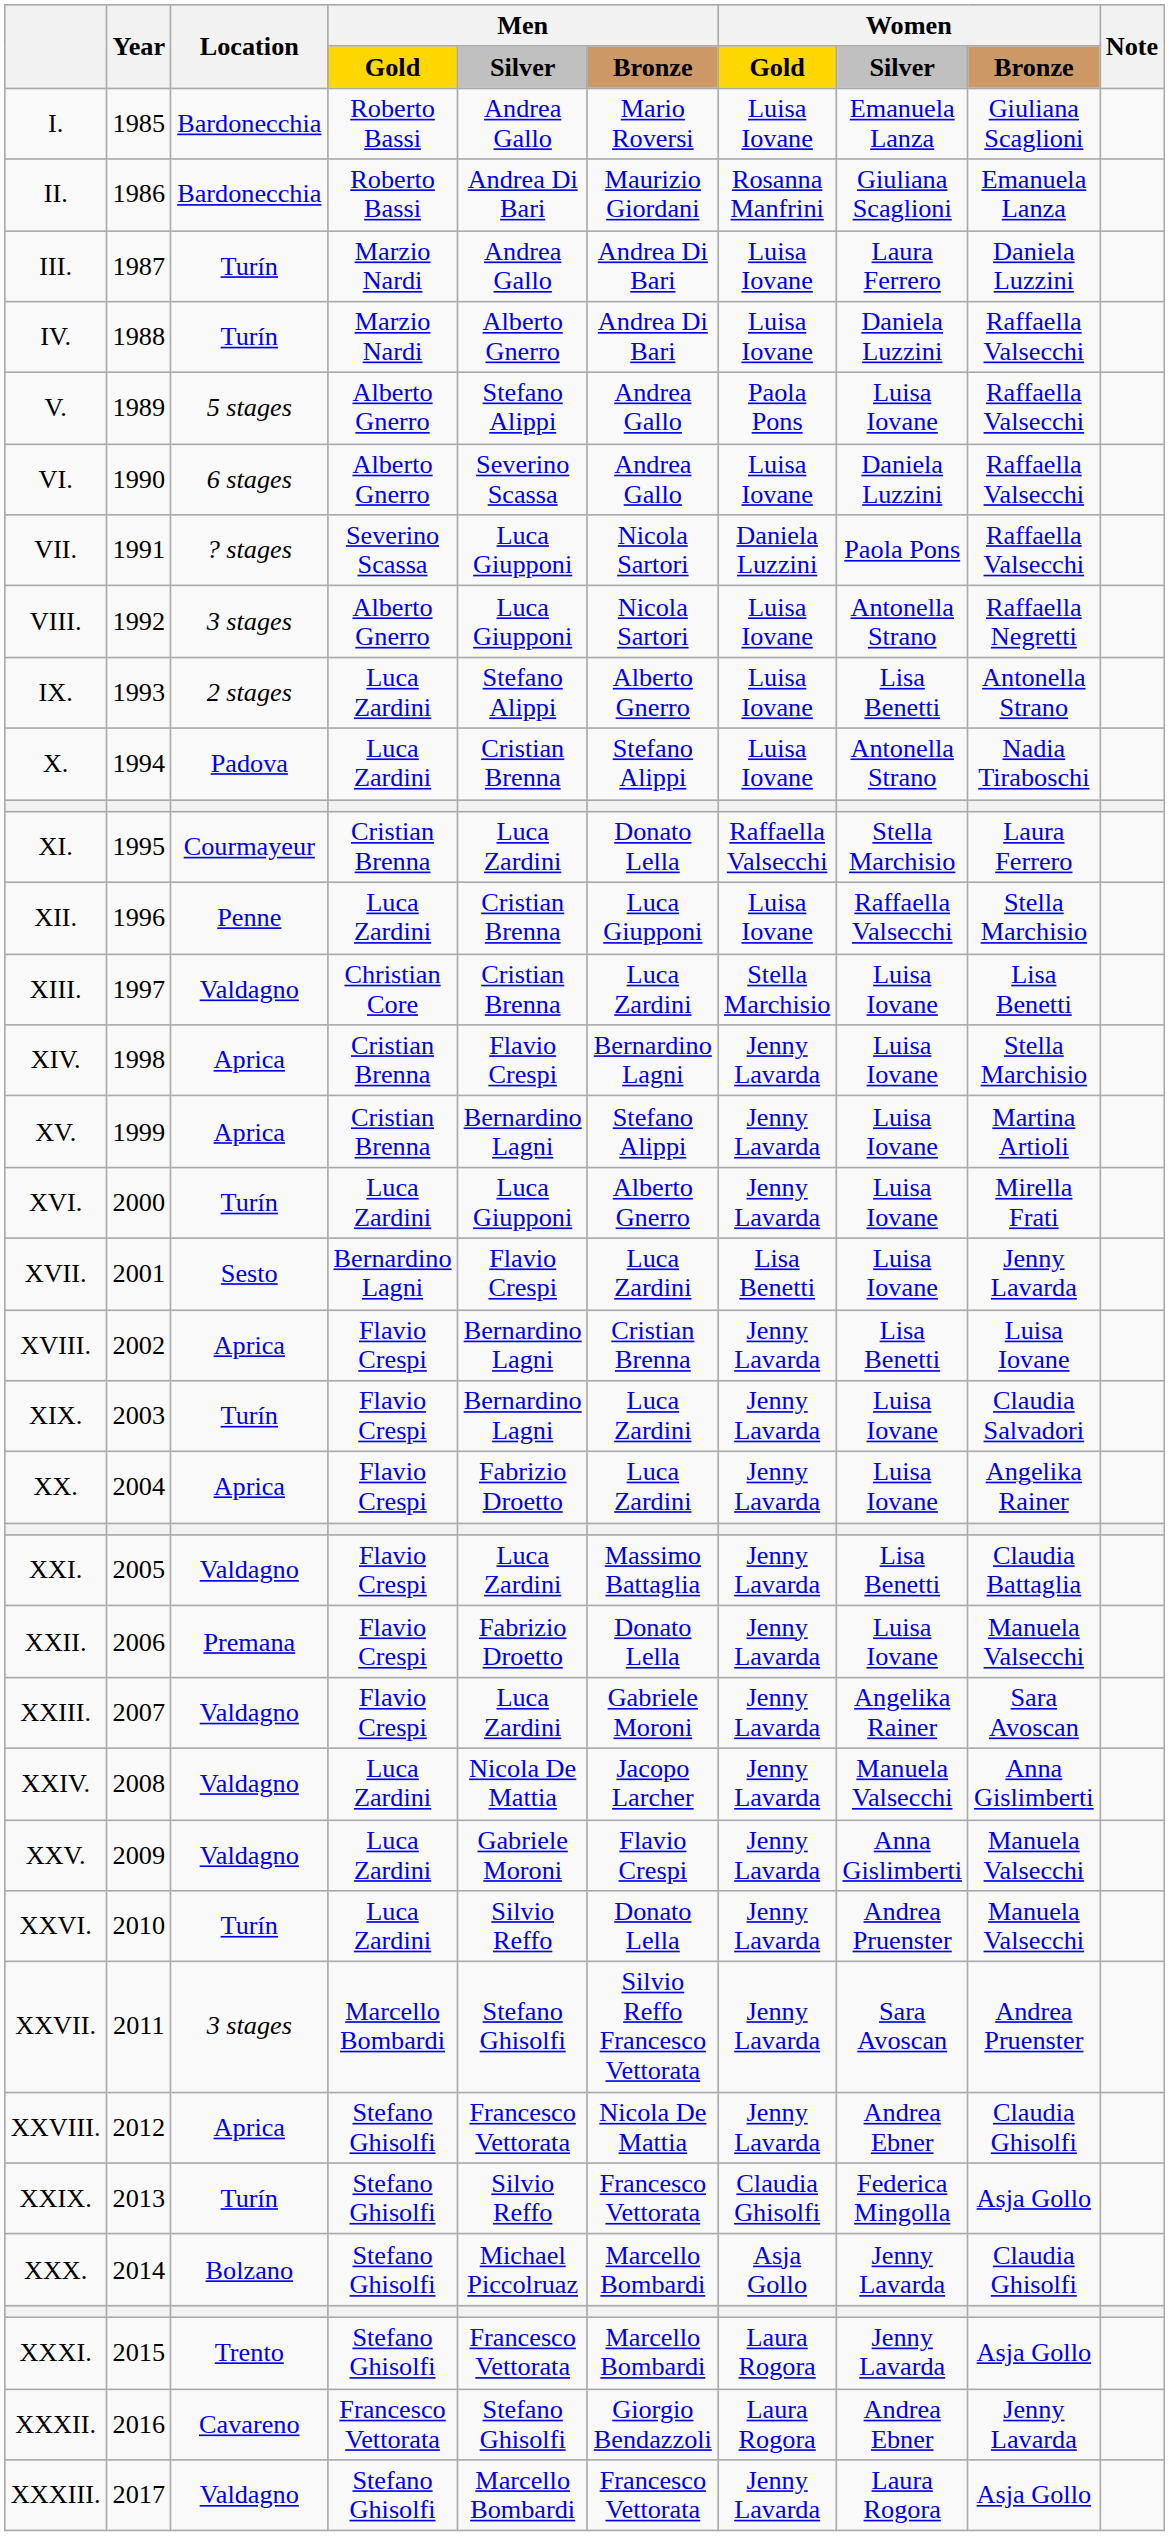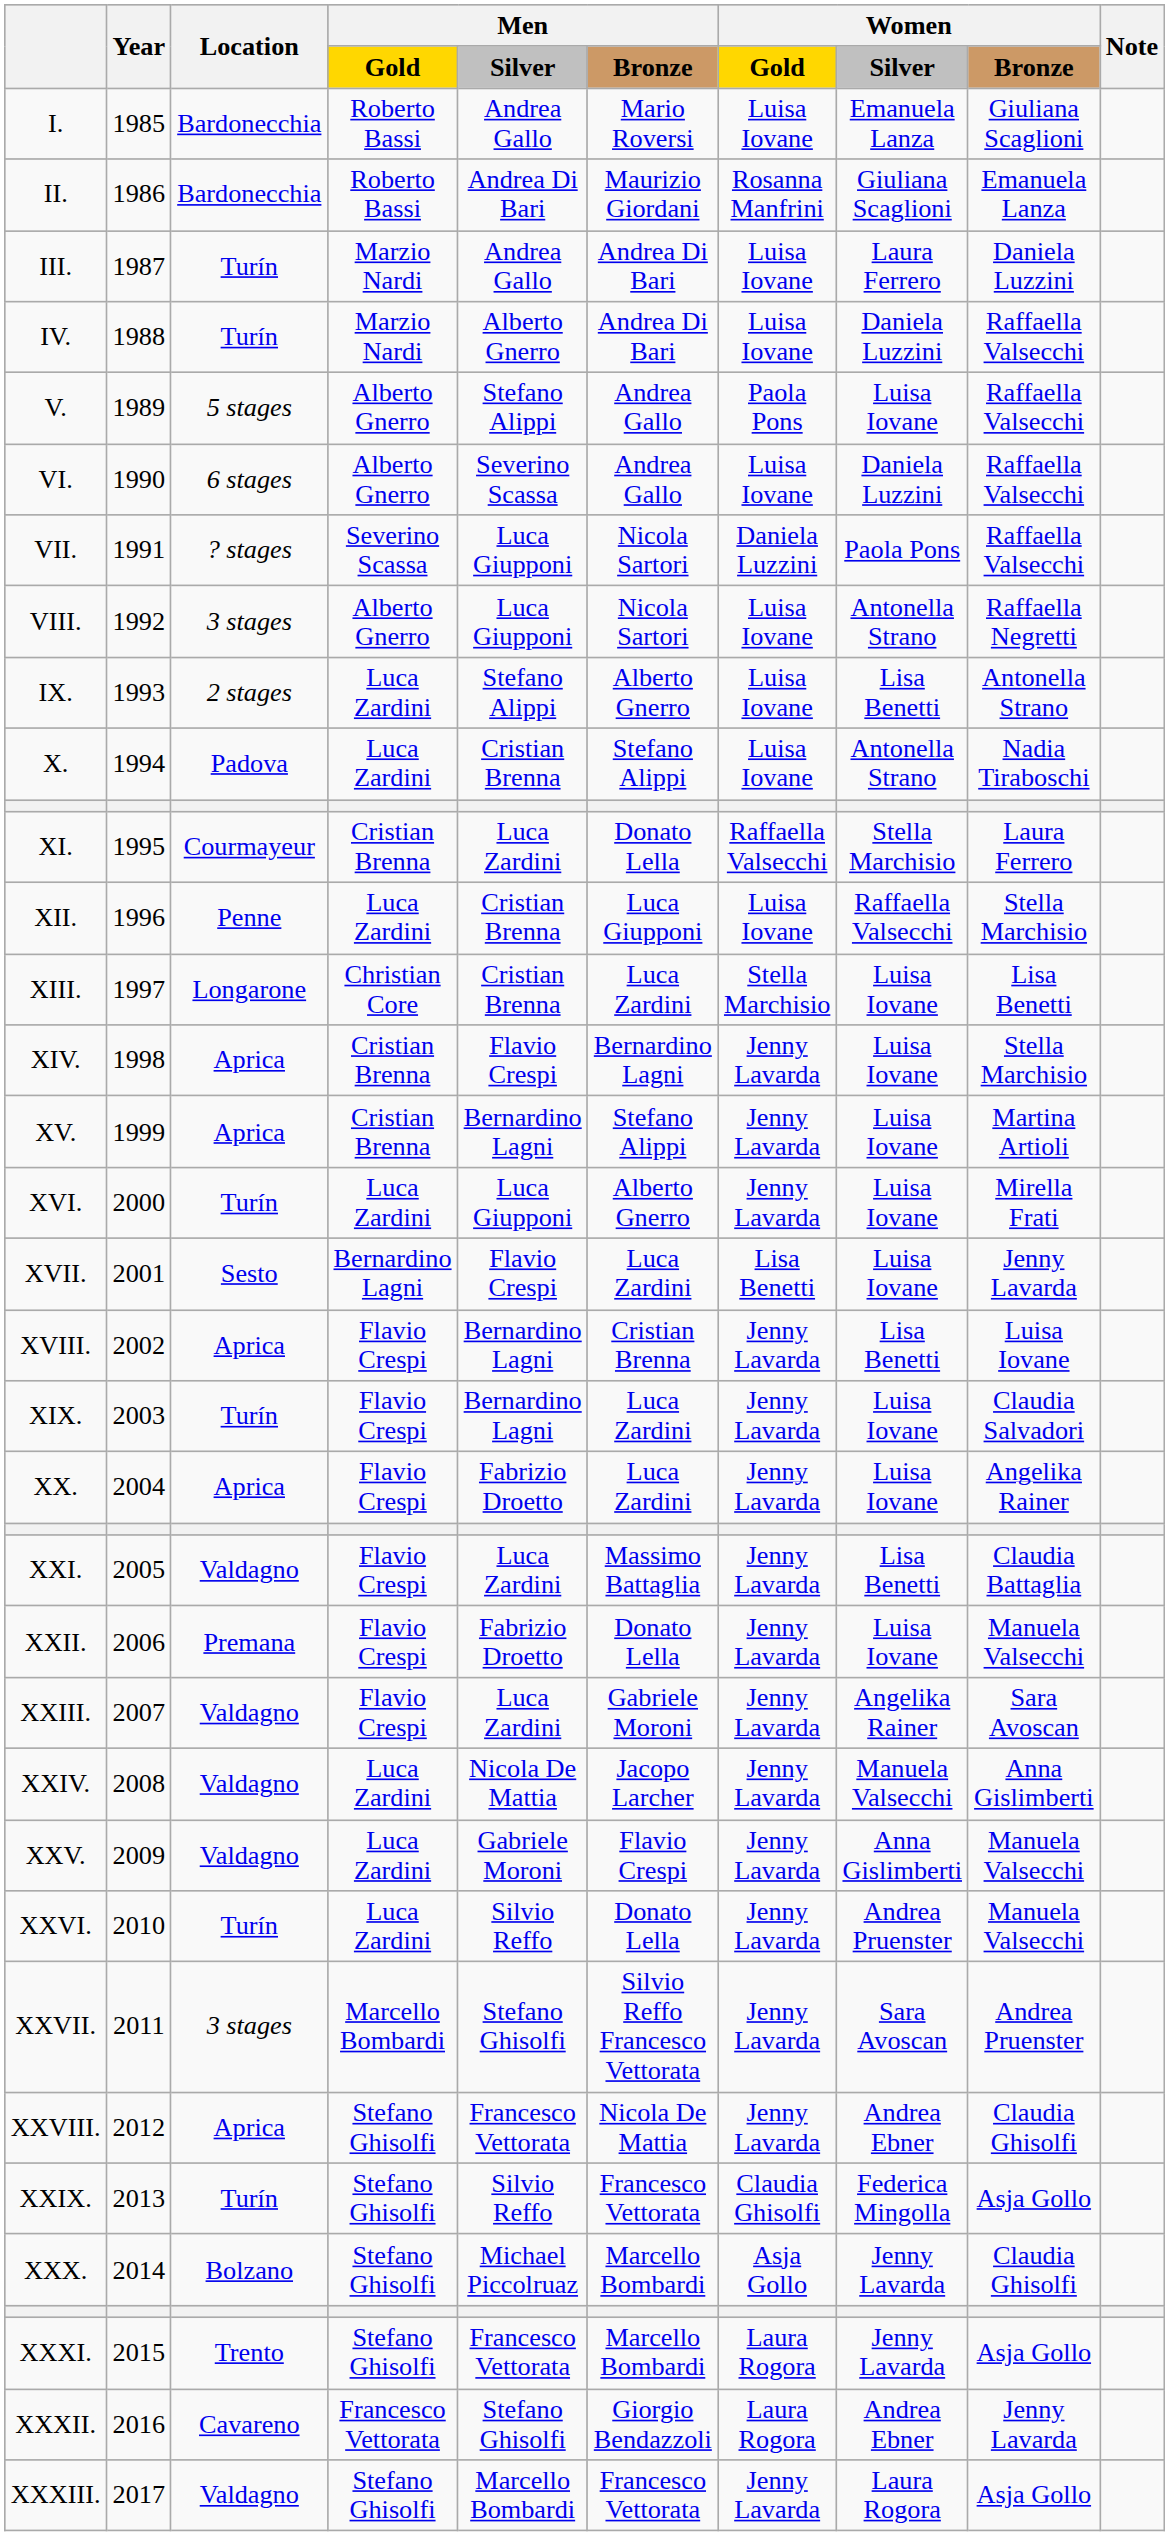(249, 989) Valdagno -> (249, 989) Longarone
